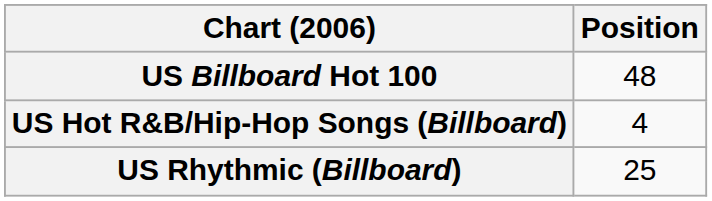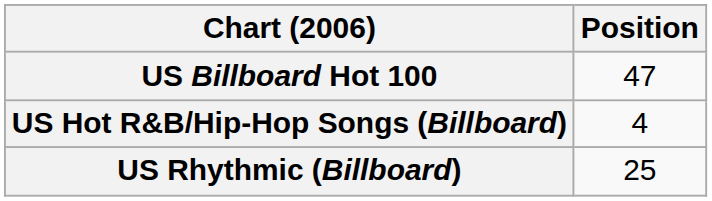(640, 75) 48 -> (640, 75) 47
